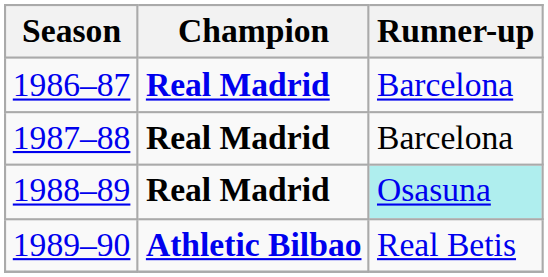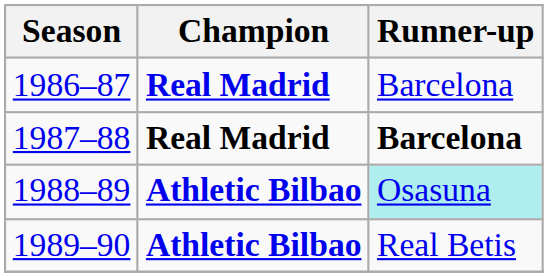(445, 137) normal -> (449, 137) bold
(238, 191) Real Madrid -> (254, 191) Athletic Bilbao
